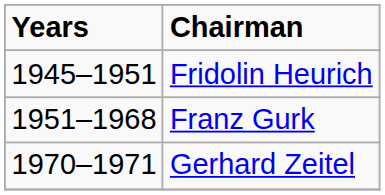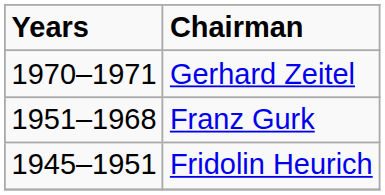rows swapped: (271, 73) <-> (262, 165)
